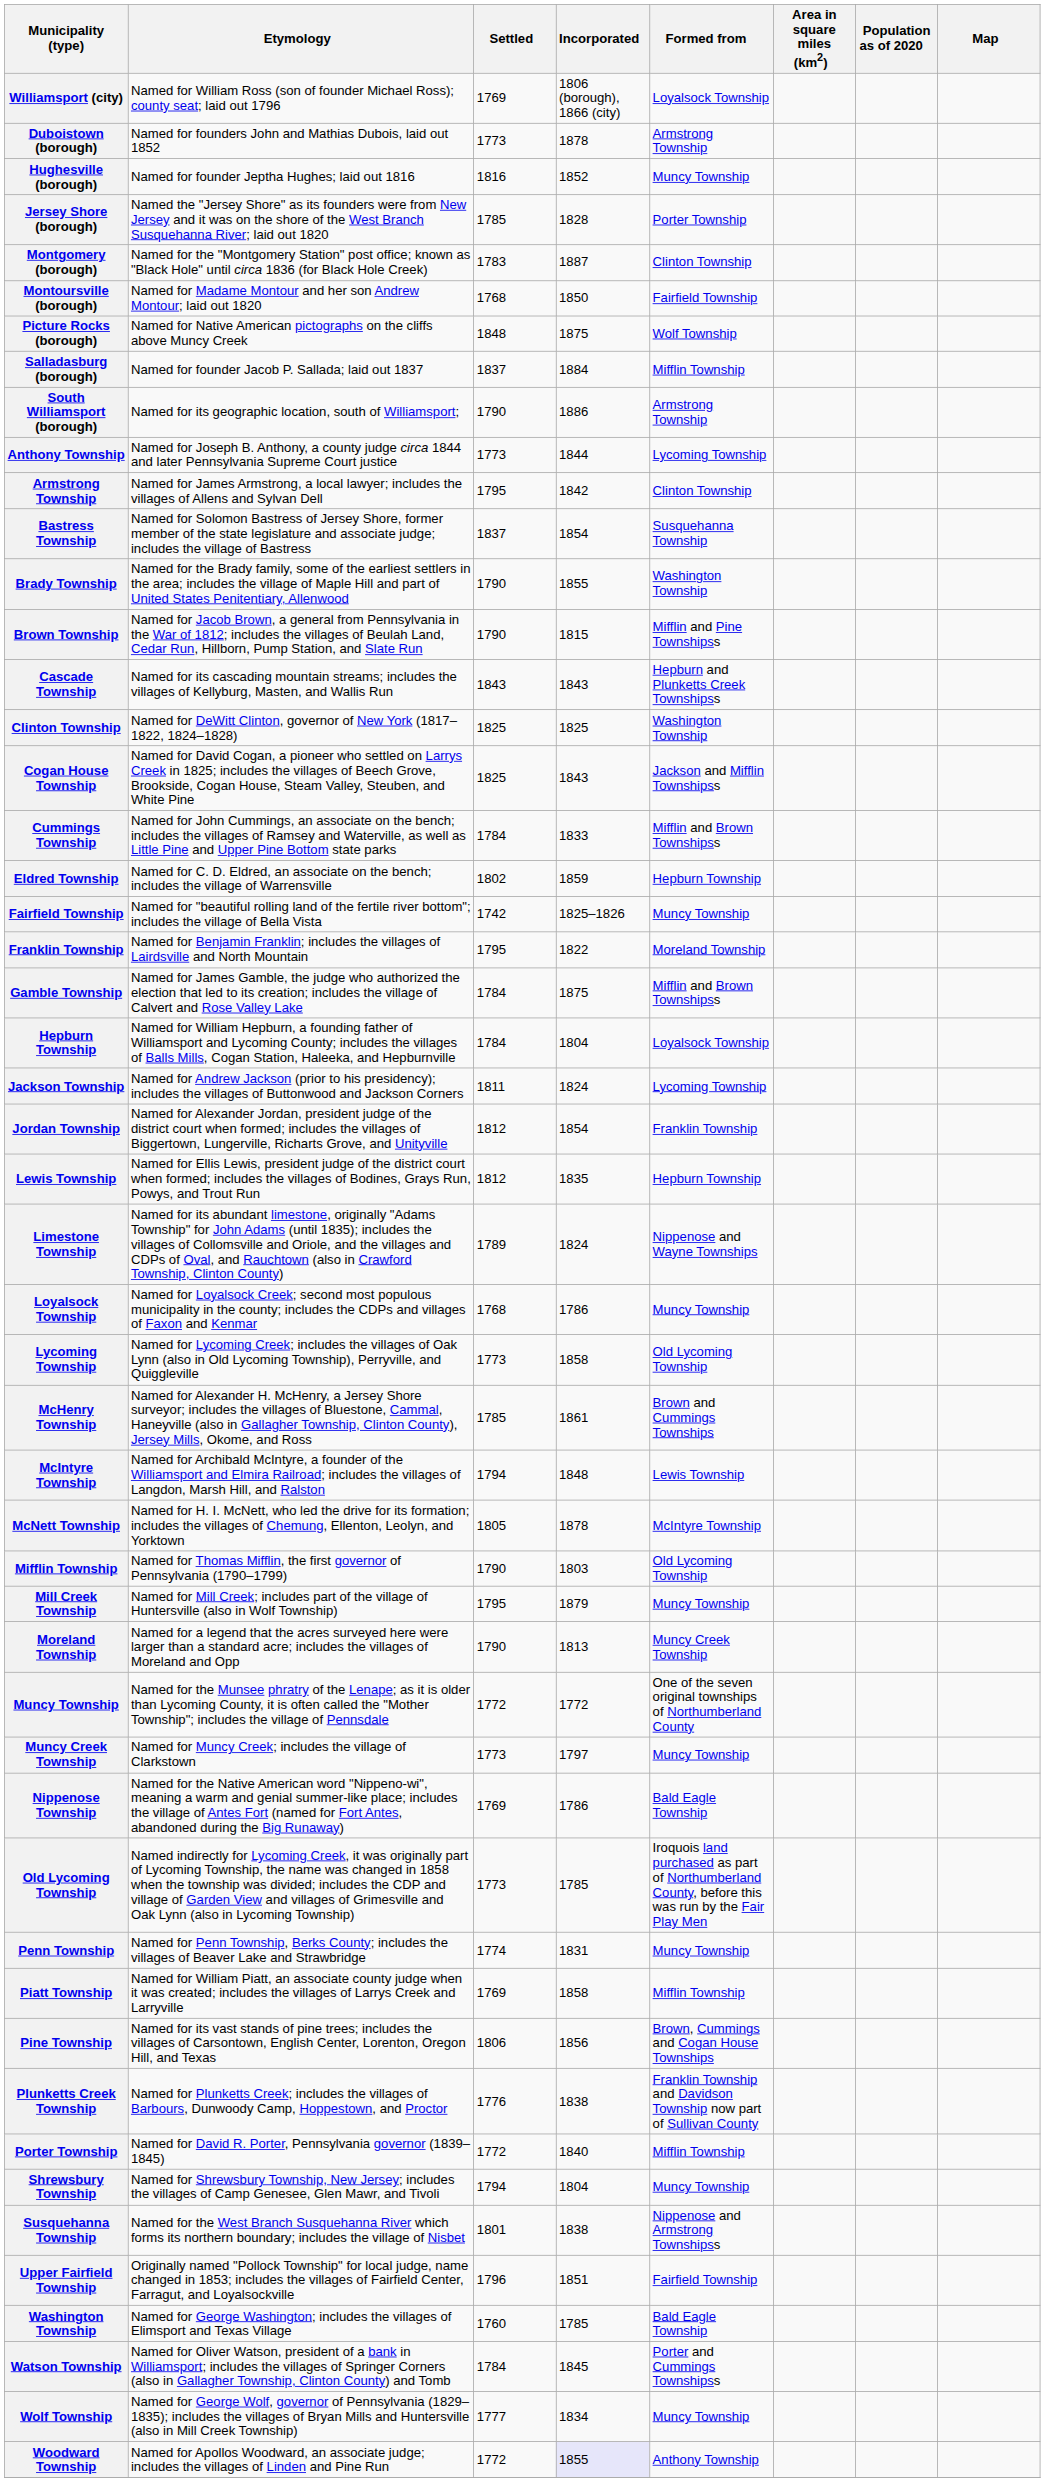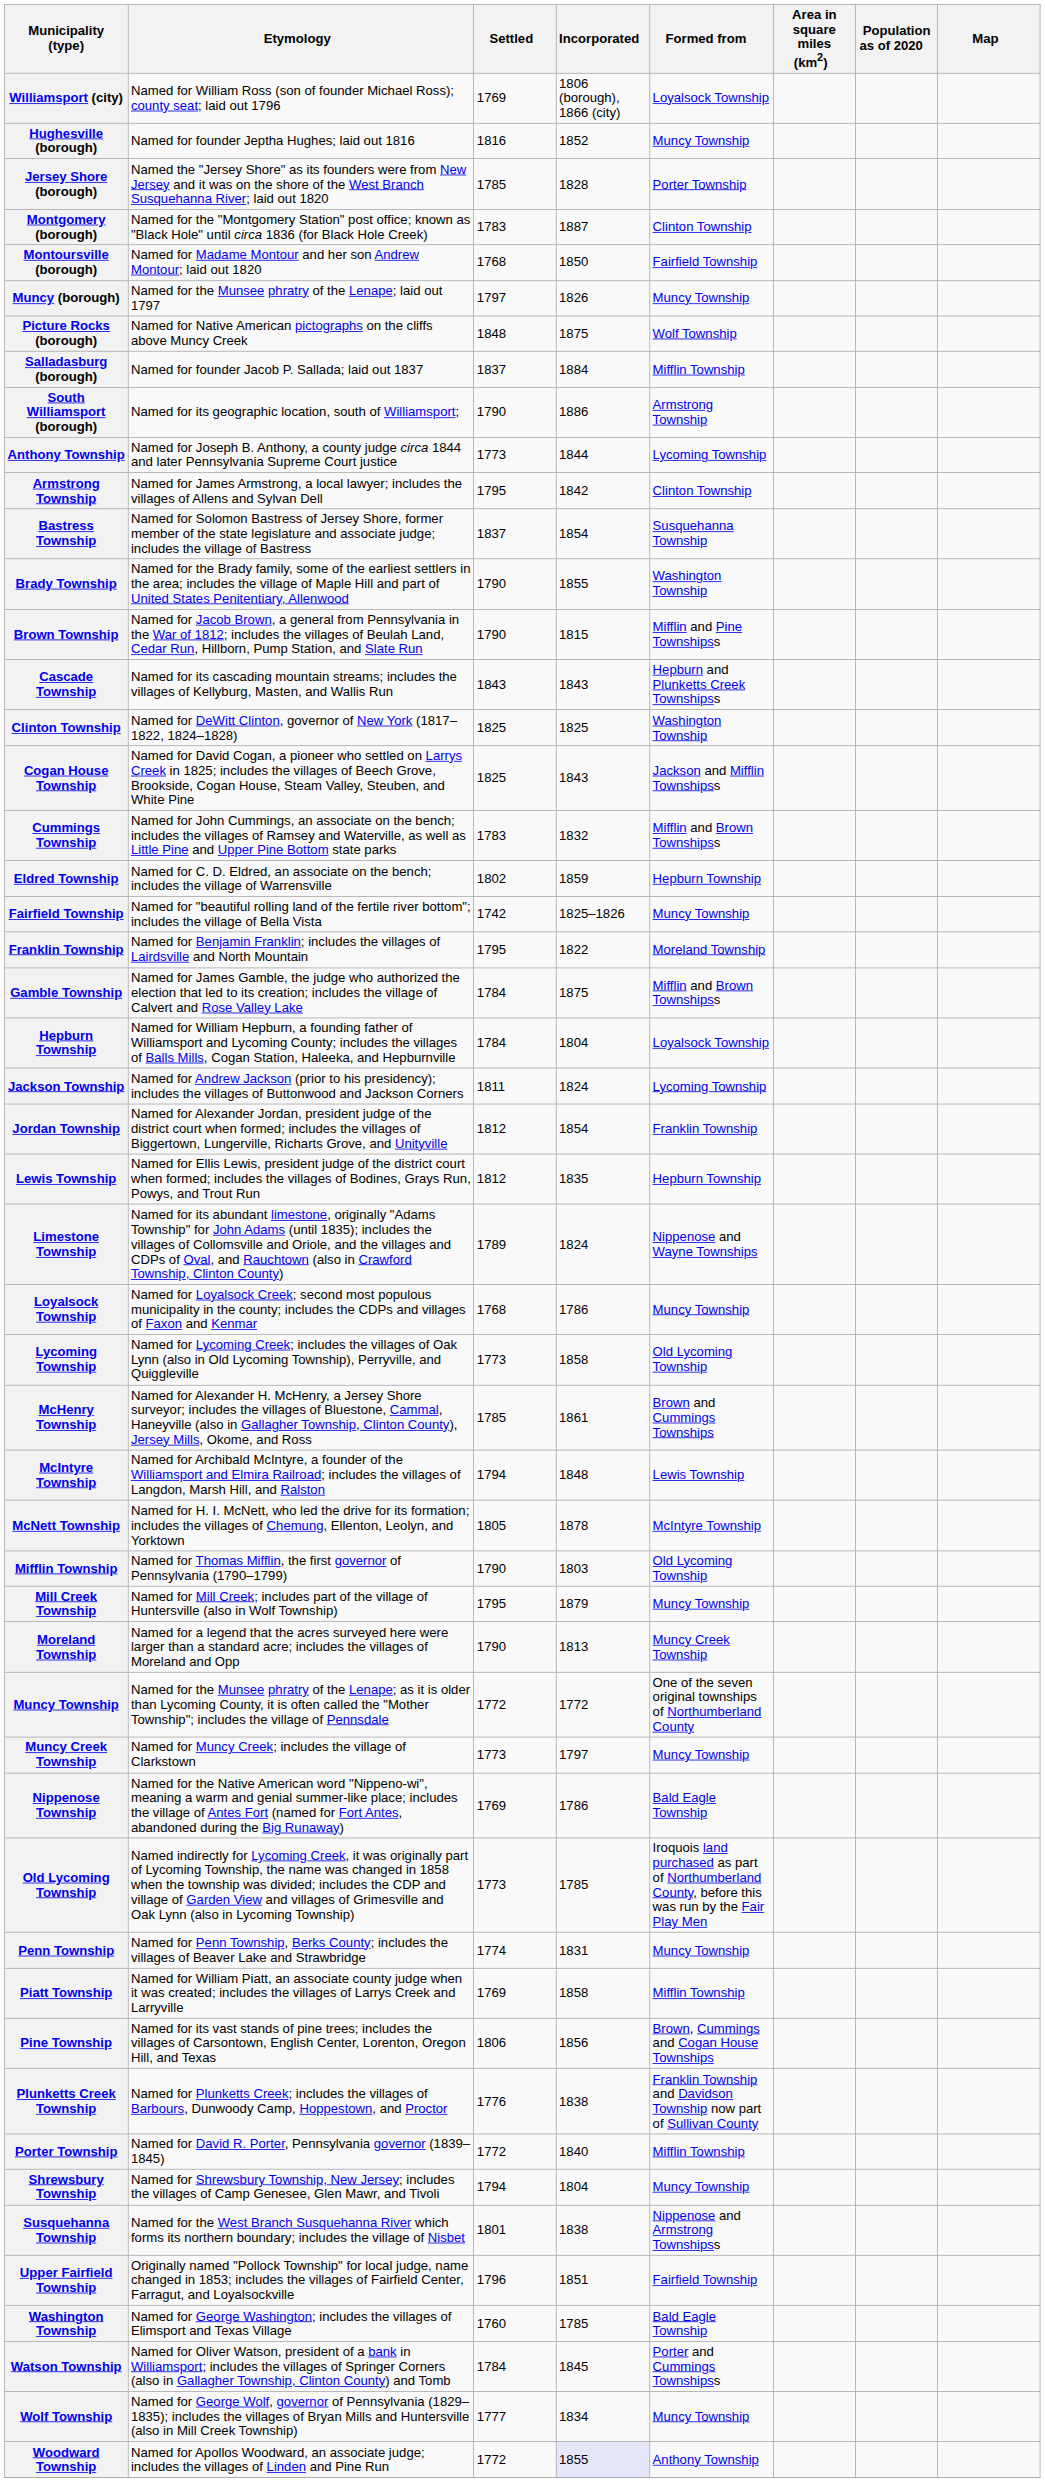- row: (66, 141)
+ row: (66, 298)
(491, 835) 1784 -> (491, 835) 1783
(574, 835) 1833 -> (574, 835) 1832
